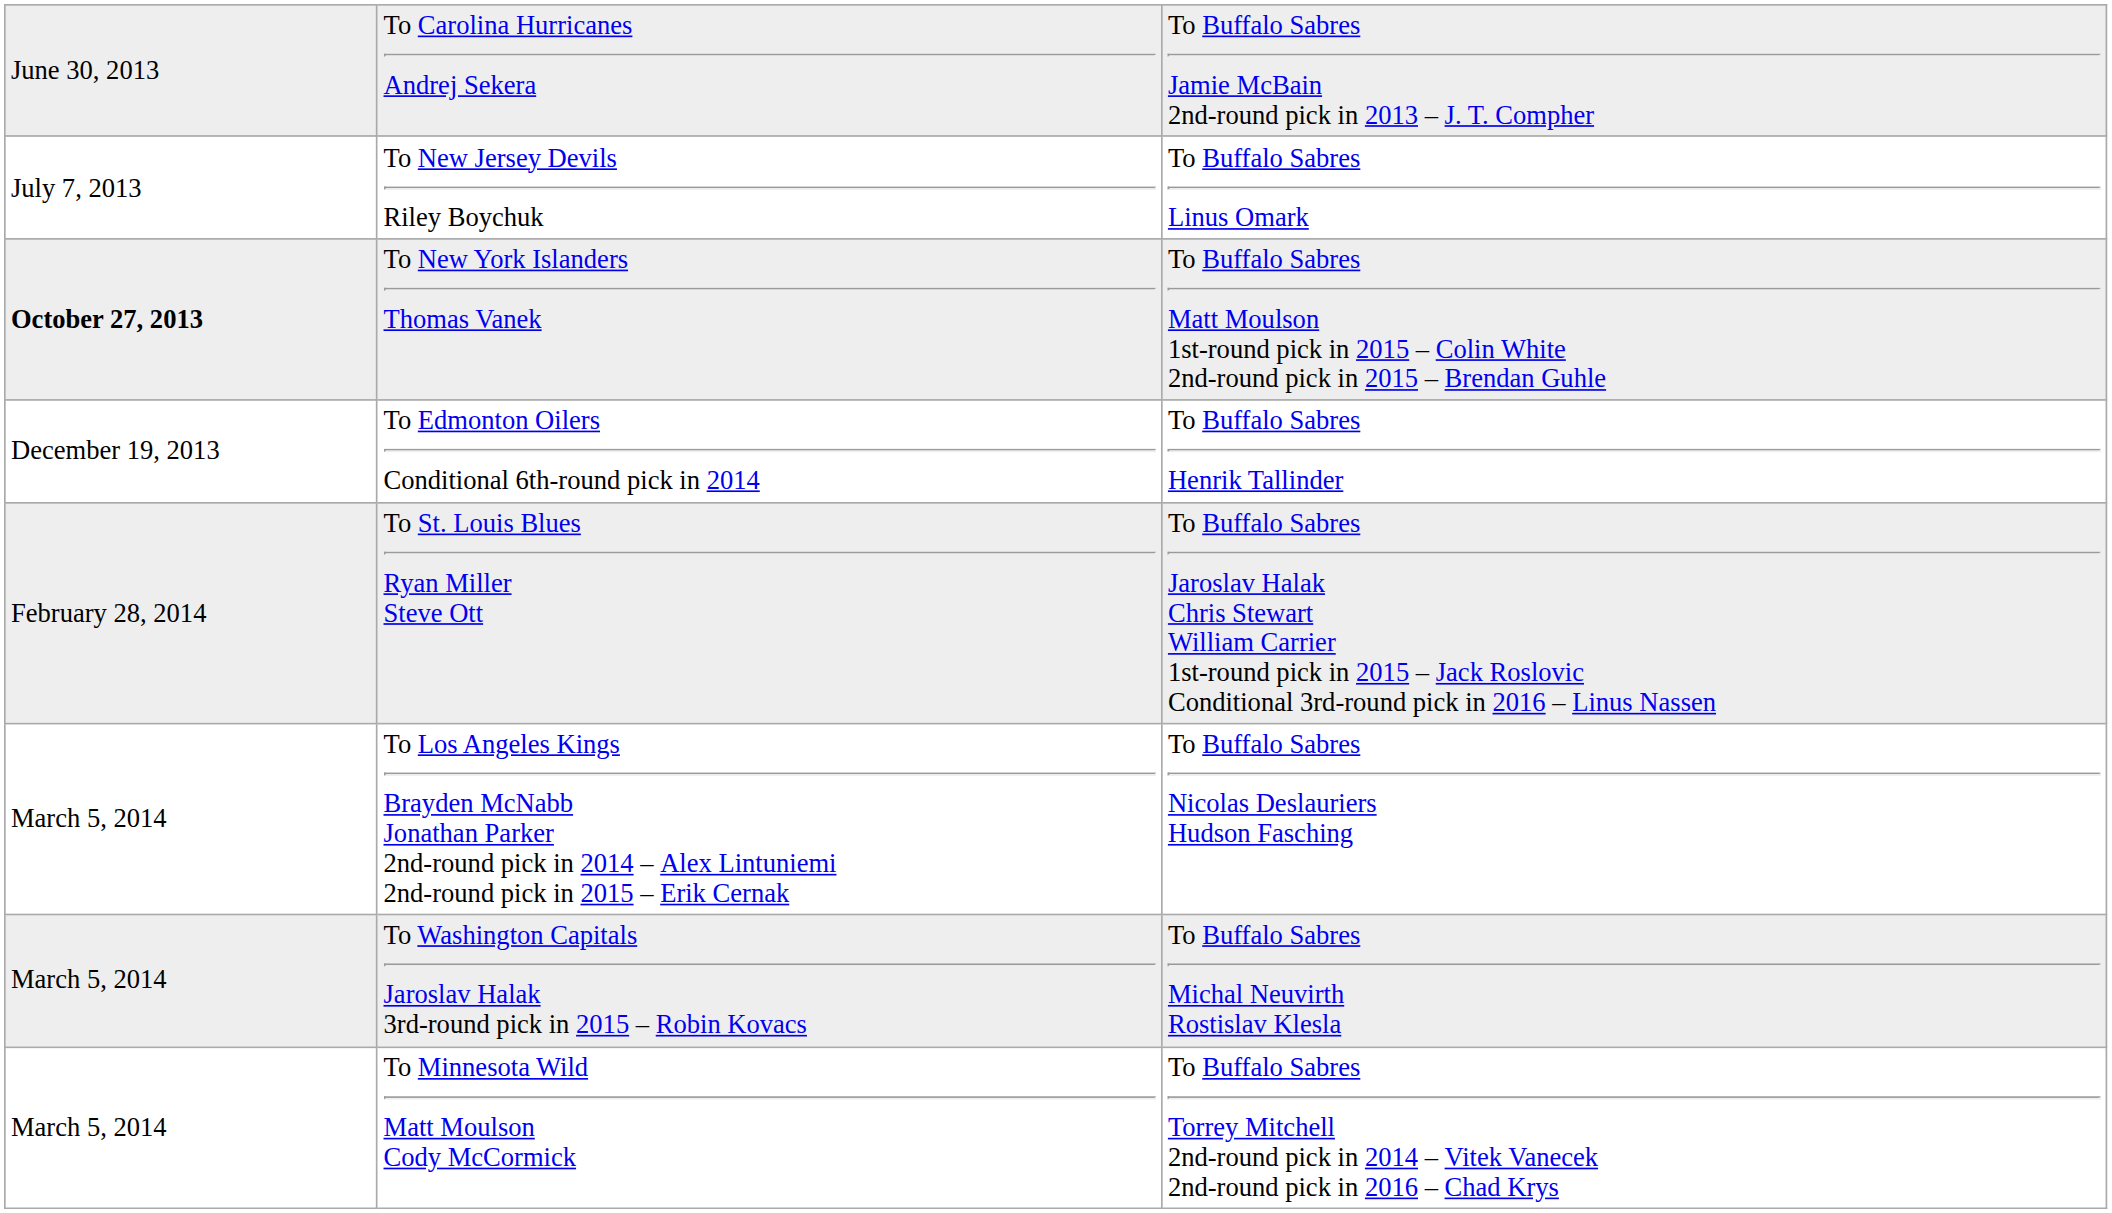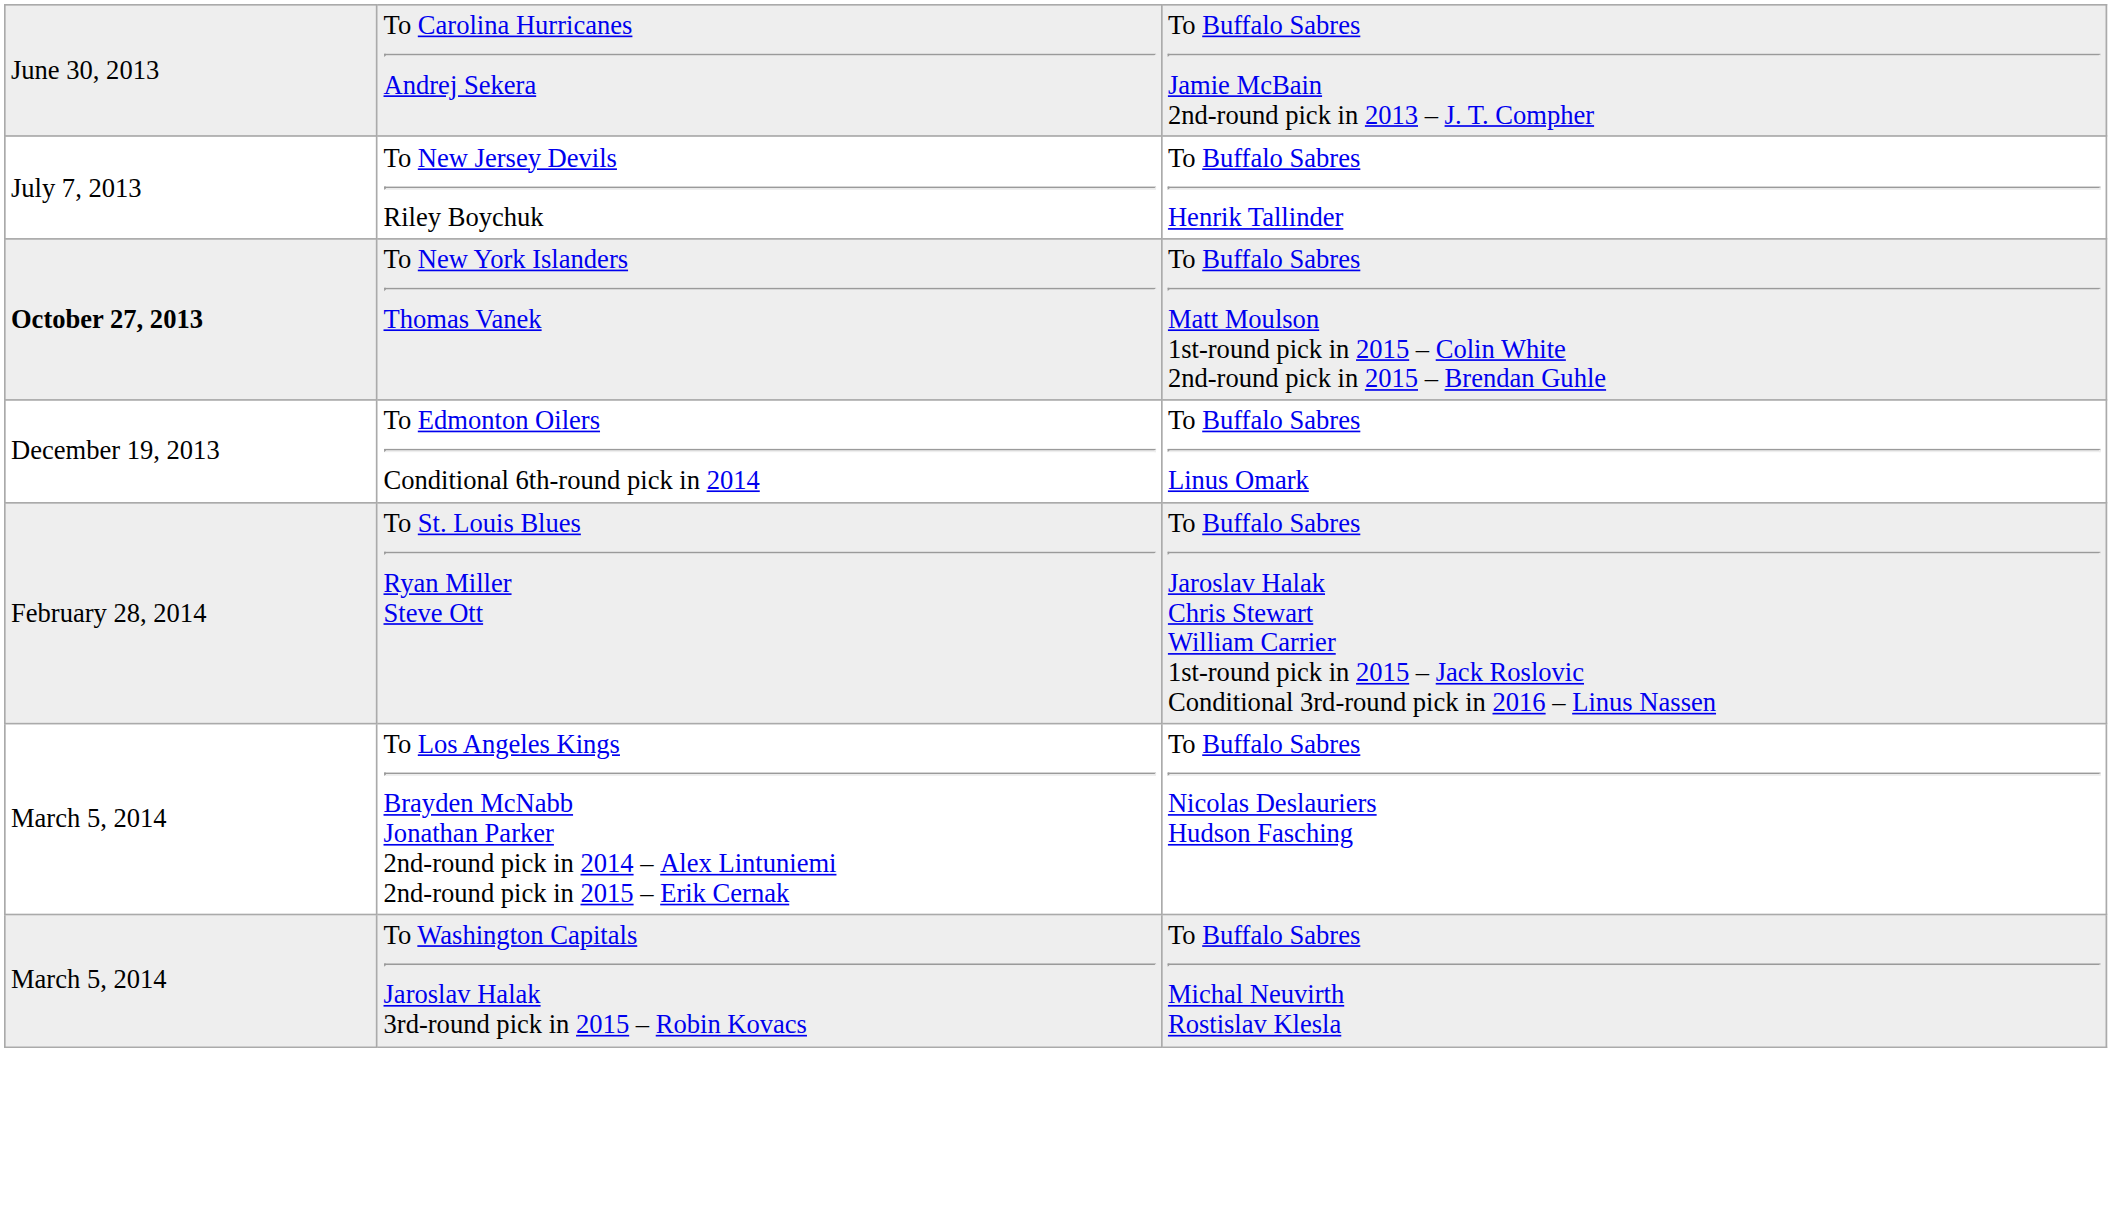(1634, 187) To Buffalo Sabres Linus Omark -> (1634, 187) To Buffalo Sabres Henrik Tallinder
(1634, 450) To Buffalo Sabres Henrik Tallinder -> (1634, 450) To Buffalo Sabres Linus Omark
- row: (770, 1112)
